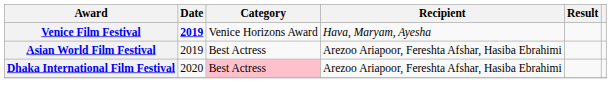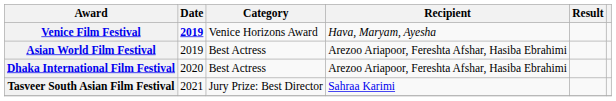(237, 68) pink background -> (237, 68) no background
+ row: (91, 86)
